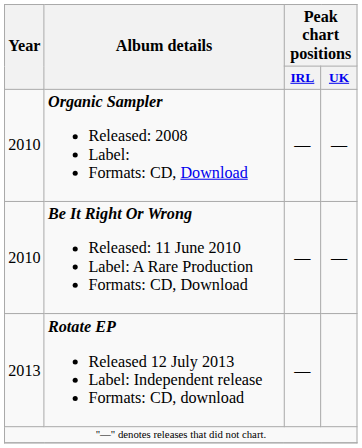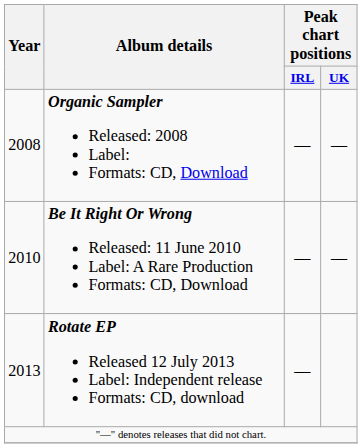(24, 145) 2010 -> (24, 145) 2008
